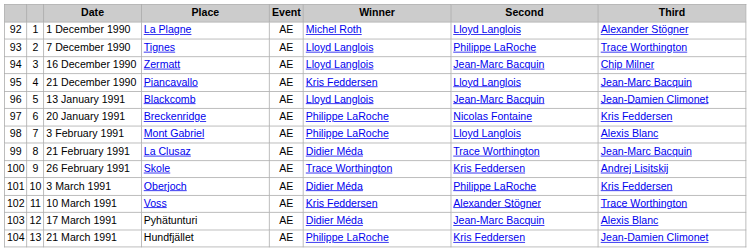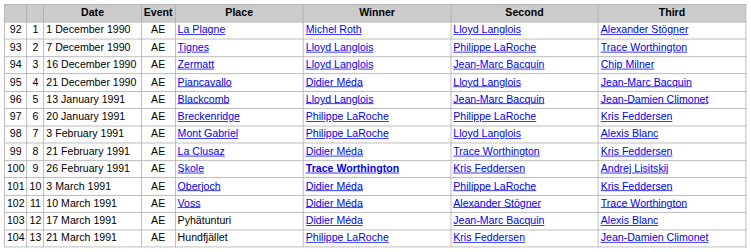columns swapped: (205, 12) <-> (286, 12)
(342, 82) Kris Feddersen -> (334, 82) Didier Méda
(493, 116) Nicolas Fontaine -> (495, 116) Philippe LaRoche
(646, 151) Jean-Marc Bacquin -> (637, 151) Kris Feddersen
(349, 168) normal -> (352, 168) bold
(342, 203) Kris Feddersen -> (334, 203) Didier Méda
